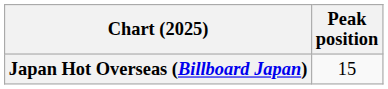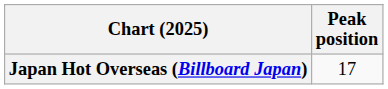(347, 68) 15 -> (347, 68) 17
